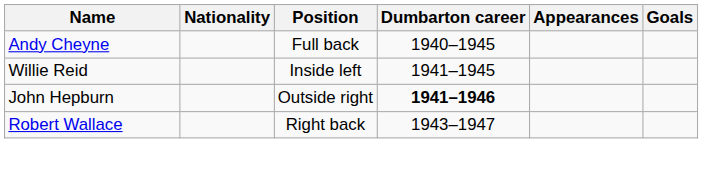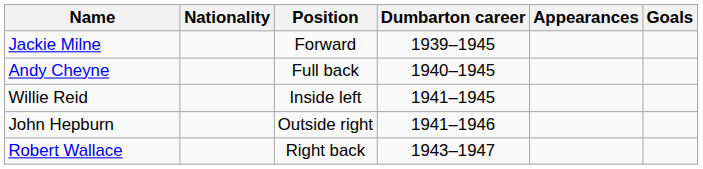+ row: (55, 44)
(453, 97) bold -> (453, 124) normal
